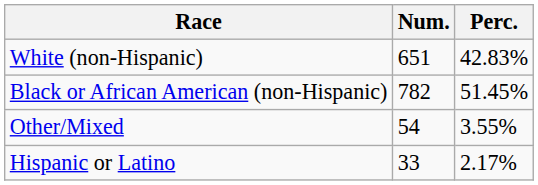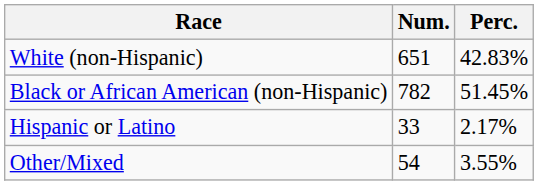rows swapped: (67, 127) <-> (93, 162)
